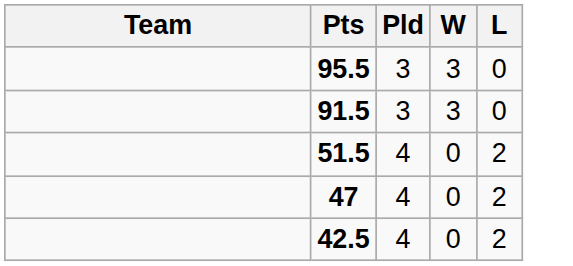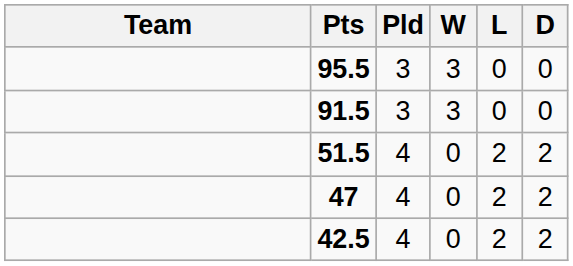+ column: (545, 25)
